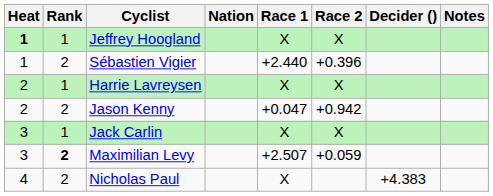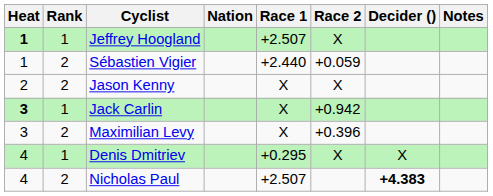(285, 39) X -> (283, 39) +2.507
(339, 62) +0.396 -> (338, 62) +0.059
- row: (145, 86)
(285, 109) +0.047 -> (283, 86) X
(339, 109) +0.942 -> (338, 86) X
(24, 132) normal -> (24, 109) bold
(339, 132) X -> (338, 109) +0.942
(65, 156) bold -> (65, 132) normal
(285, 156) +2.507 -> (283, 132) X
(339, 156) +0.059 -> (338, 132) +0.396
+ row: (137, 156)
(285, 179) X -> (283, 179) +2.507
(403, 179) normal -> (402, 179) bold
